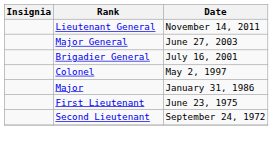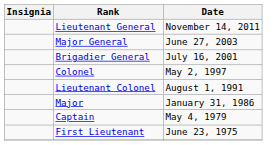+ row: (105, 87)
+ row: (75, 117)
- row: (103, 117)
